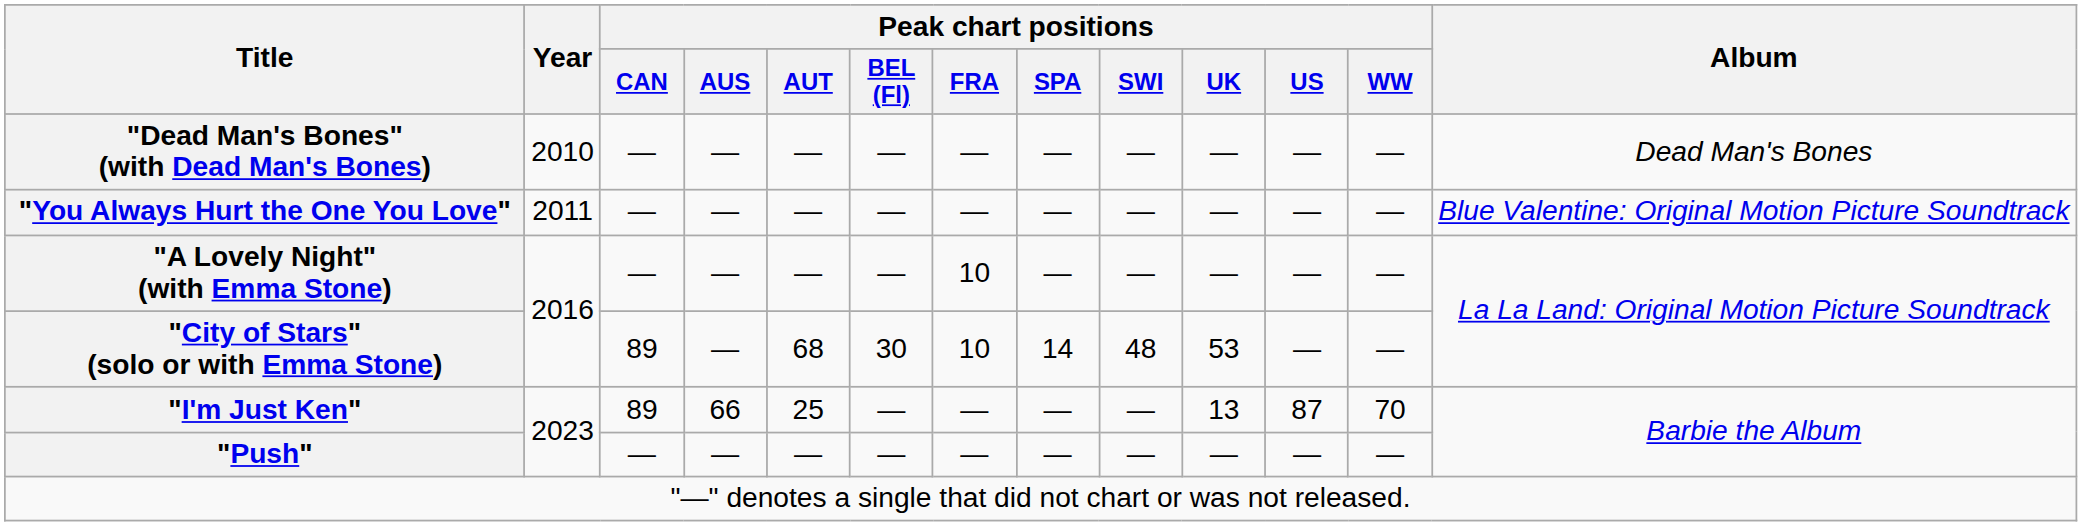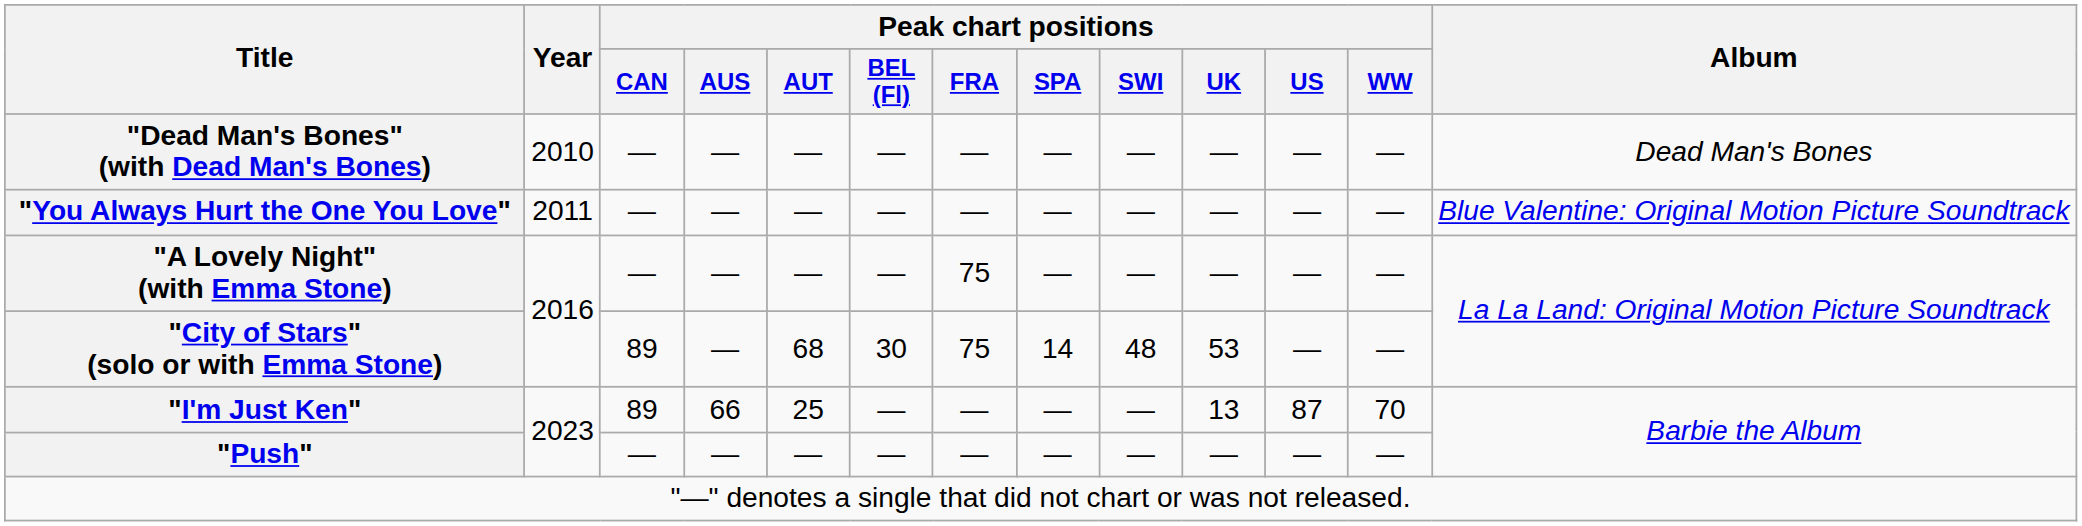(974, 272) 10 -> (974, 272) 75
(974, 348) 10 -> (974, 348) 75
